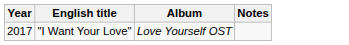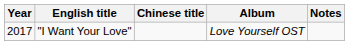+ column: (171, 13)
